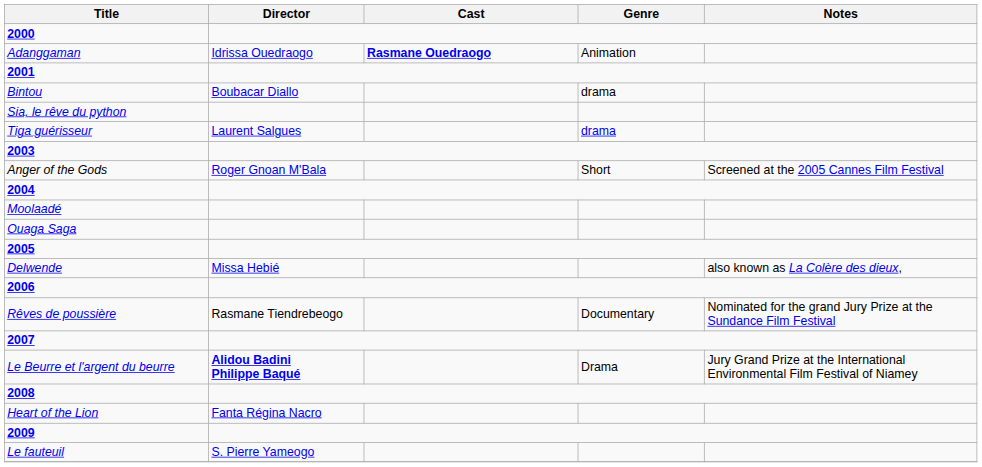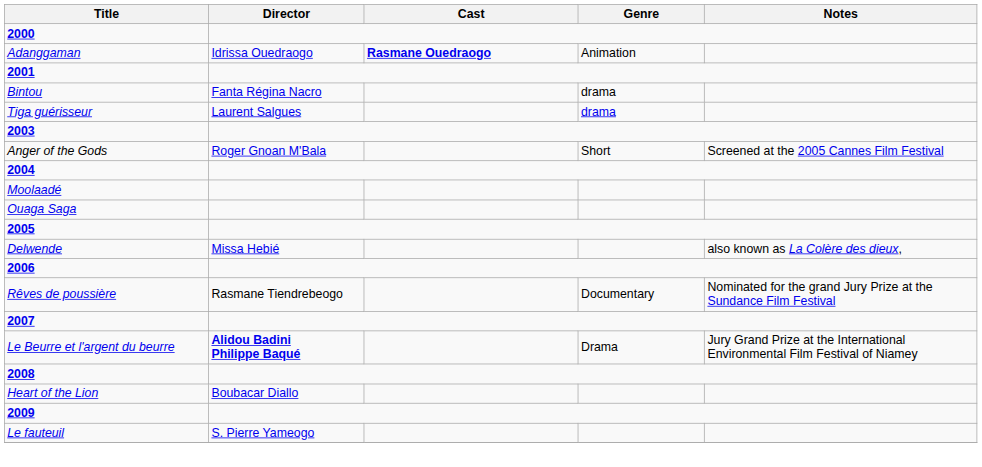(255, 92) Boubacar Diallo -> (267, 92) Fanta Régina Nacro
- row: (67, 111)
(267, 413) Fanta Régina Nacro -> (255, 393) Boubacar Diallo
